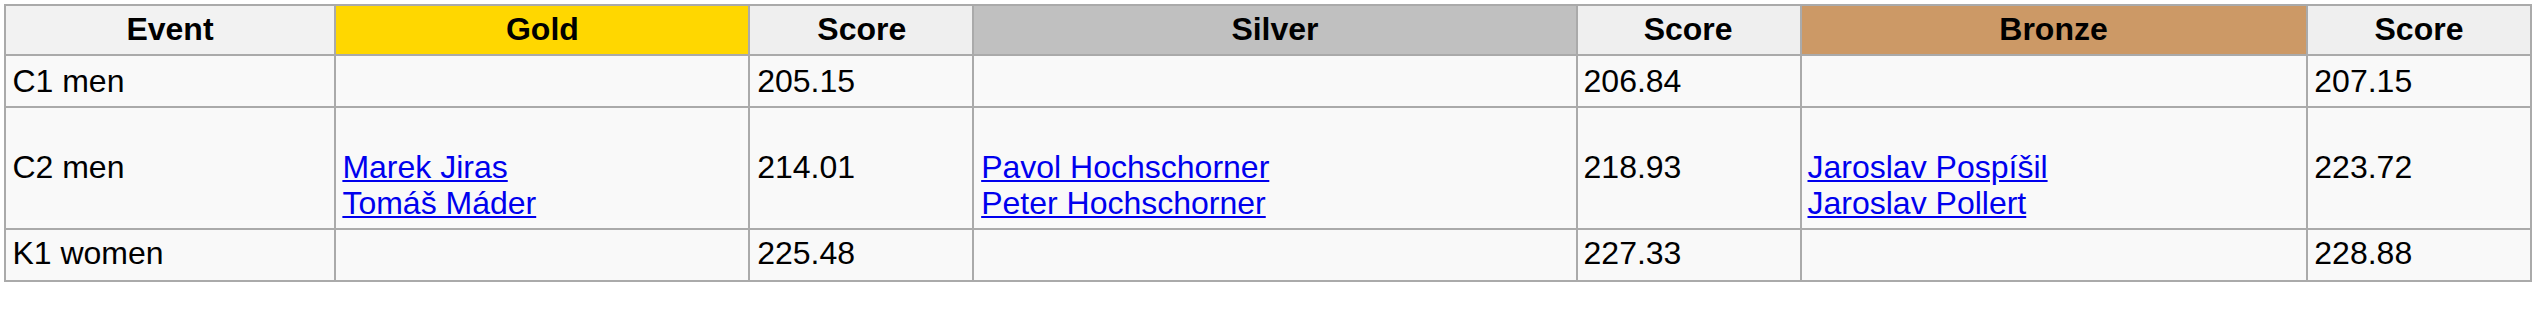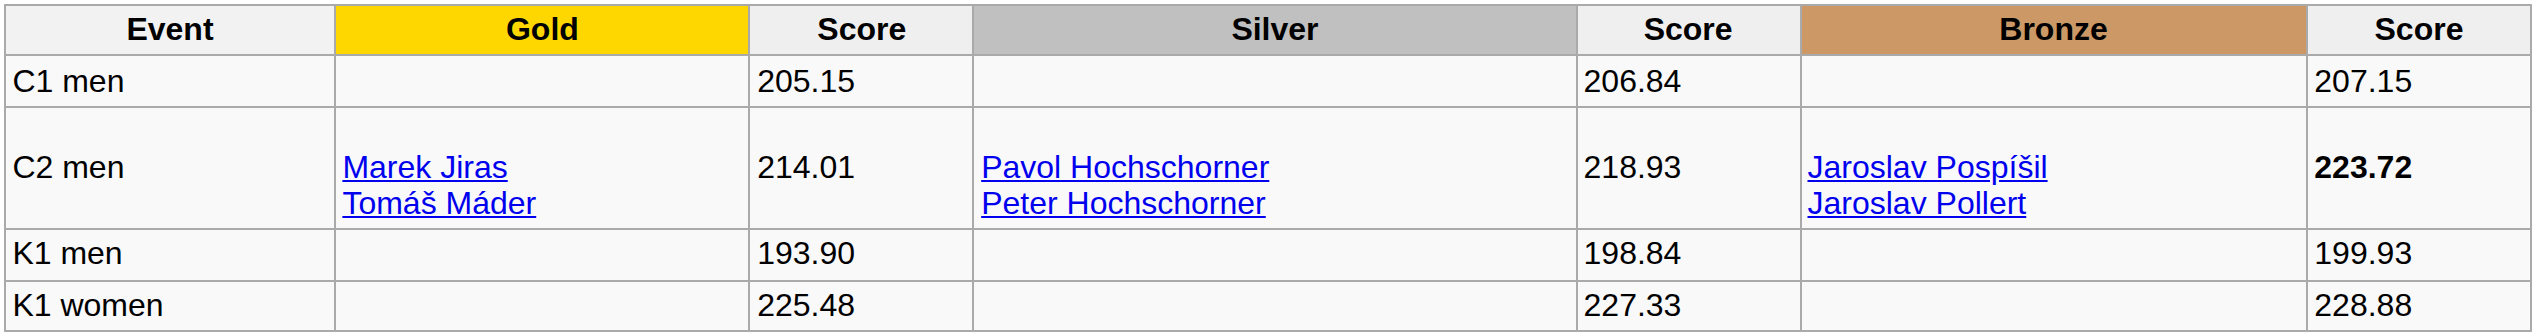(2363, 167) normal -> (2363, 167) bold
+ row: (68, 254)
